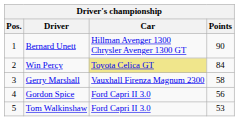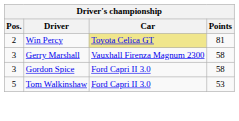- row: (51, 46)
(220, 65) 84 -> (220, 41) 81
(14, 94) 4 -> (14, 70) 3
(220, 94) 56 -> (220, 70) 58
